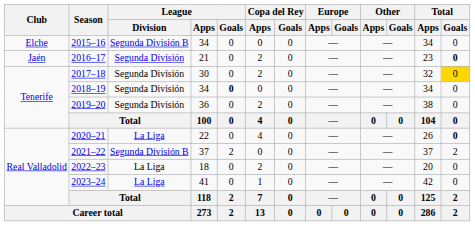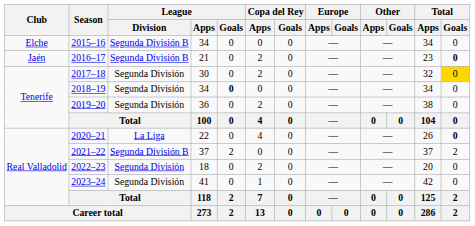(149, 58) Segunda División -> (149, 58) Segunda División B
(149, 167) La Liga -> (149, 167) Segunda División
(149, 182) La Liga -> (149, 182) Segunda División
